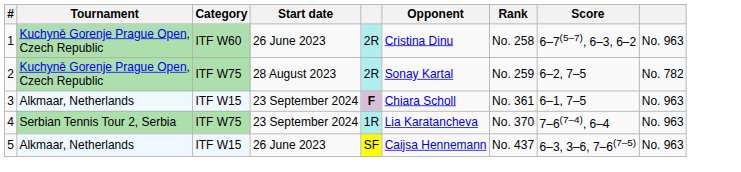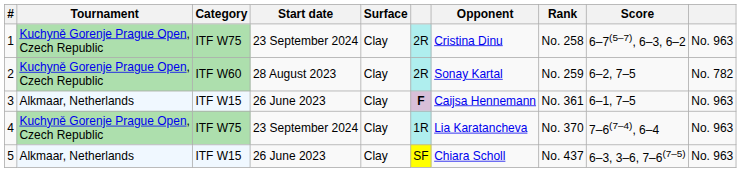+ column: (386, 14)
(218, 41) ITF W60 -> (218, 41) ITF W75
(289, 41) 26 June 2023 -> (306, 41) 23 September 2024
(218, 74) ITF W75 -> (218, 74) ITF W60
(306, 101) 23 September 2024 -> (289, 101) 26 June 2023
(420, 101) Chiara Scholl -> (485, 101) Caijsa Hennemann
(98, 122) Serbian Tennis Tour 2, Serbia -> (105, 128) Kuchyně Gorenje Prague Open, Czech Republic
(436, 145) Caijsa Hennemann -> (470, 156) Chiara Scholl
